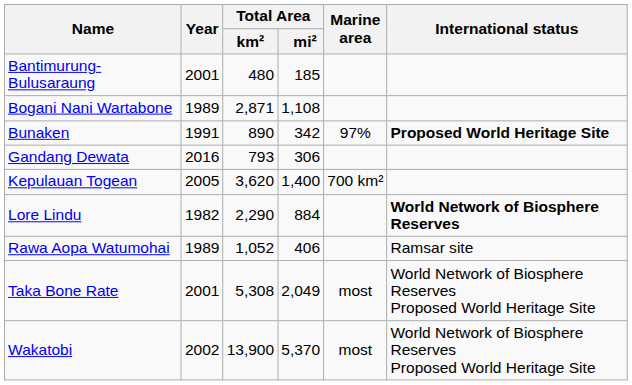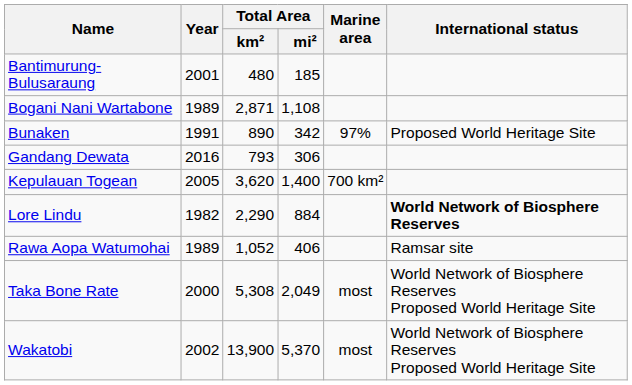(500, 132) bold -> (493, 132) normal
(202, 290) 2001 -> (202, 290) 2000
